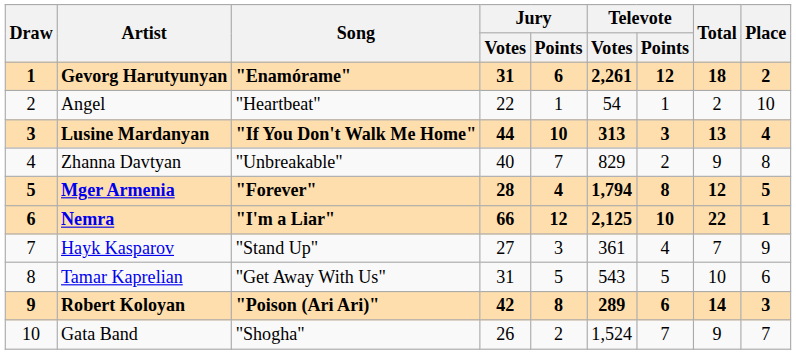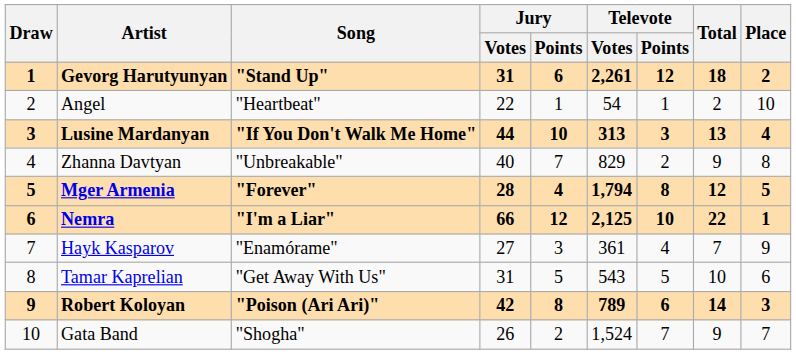(293, 76) "Enamórame" -> (282, 76) "Stand Up"
(277, 248) "Stand Up" -> (287, 248) "Enamórame"
(612, 305) 289 -> (612, 305) 789
